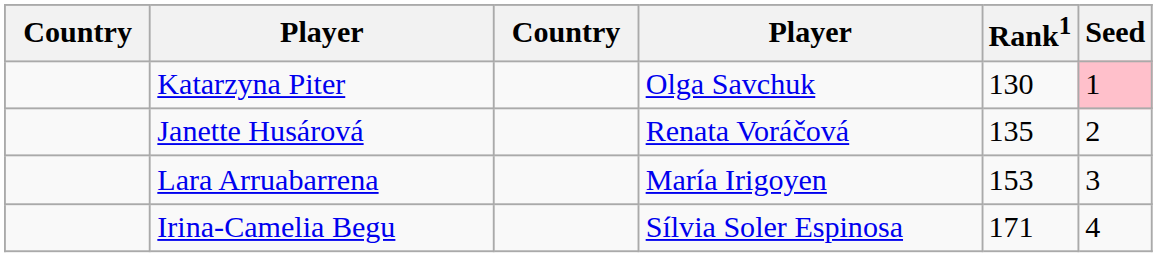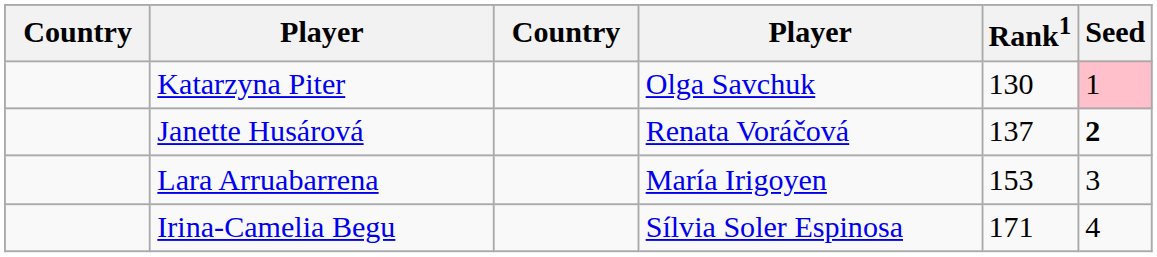(1011, 131) 135 -> (1011, 131) 137
(1093, 131) normal -> (1093, 131) bold
